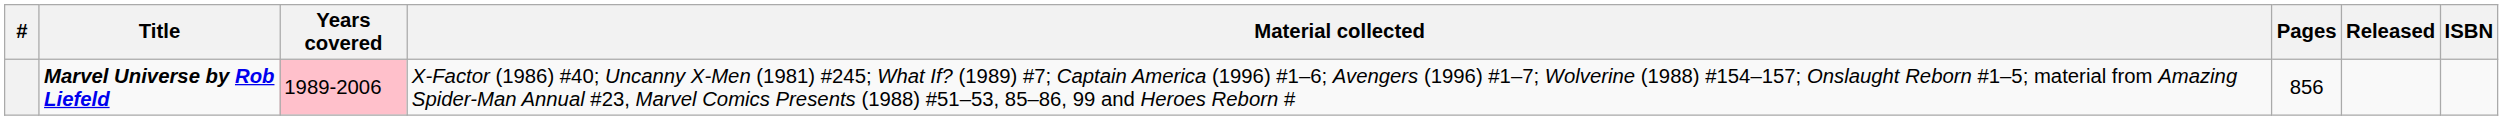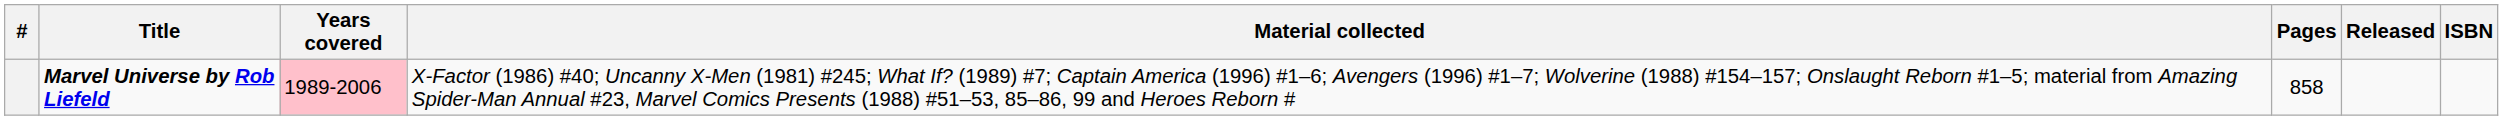(2307, 87) 856 -> (2307, 87) 858
